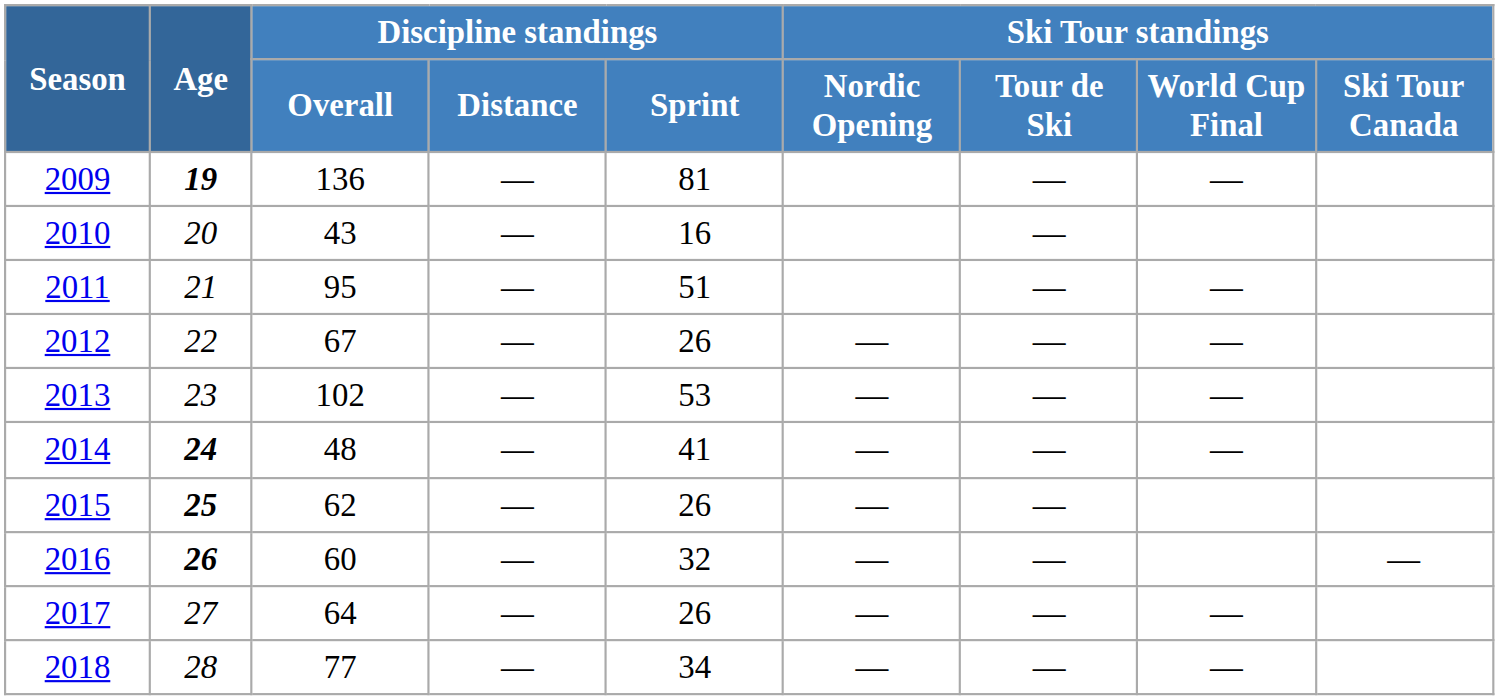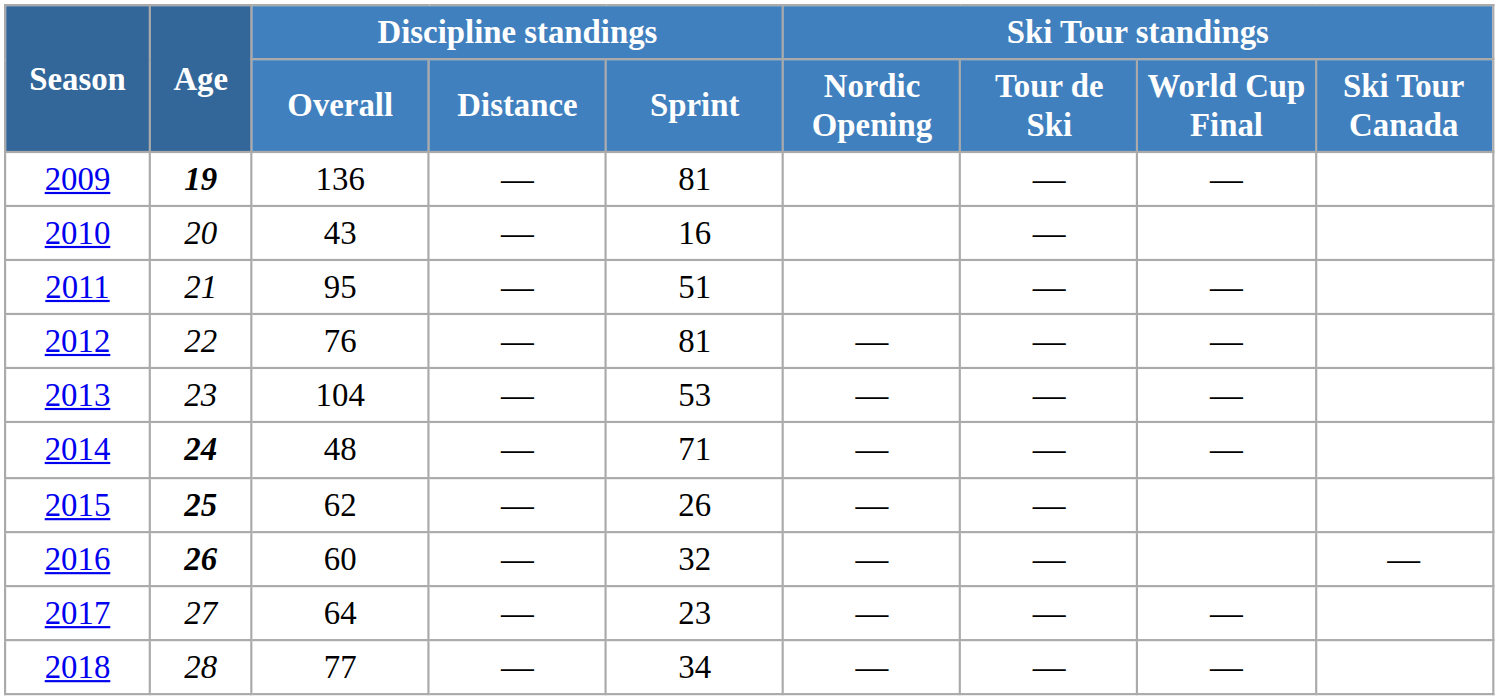(340, 341) 67 -> (340, 341) 76
(695, 341) 26 -> (695, 341) 81
(340, 395) 102 -> (340, 395) 104
(695, 449) 41 -> (695, 449) 71
(695, 611) 26 -> (695, 611) 23
